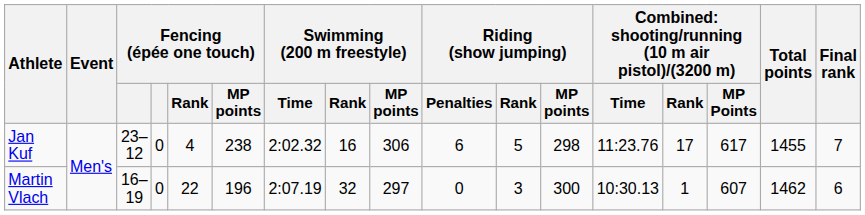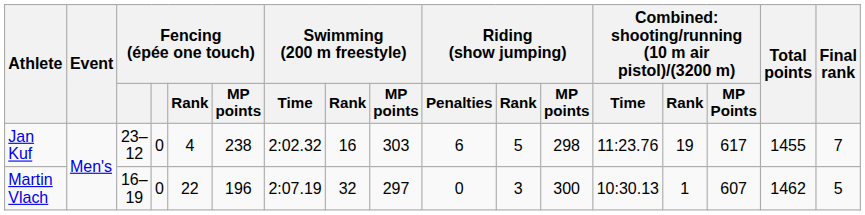(396, 145) 306 -> (396, 145) 303
(685, 145) 17 -> (685, 145) 19
(838, 188) 6 -> (838, 188) 5
